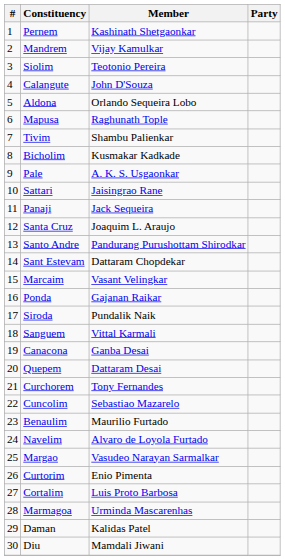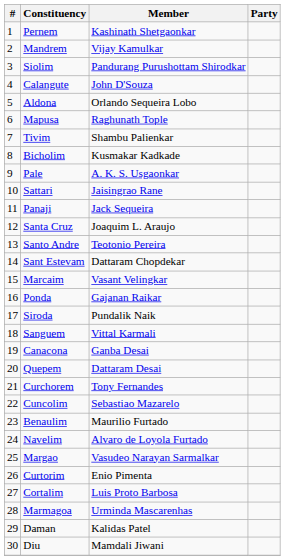(128, 66) Teotonio Pereira -> (168, 66) Pandurang Purushottam Shirodkar
(168, 244) Pandurang Purushottam Shirodkar -> (128, 244) Teotonio Pereira
